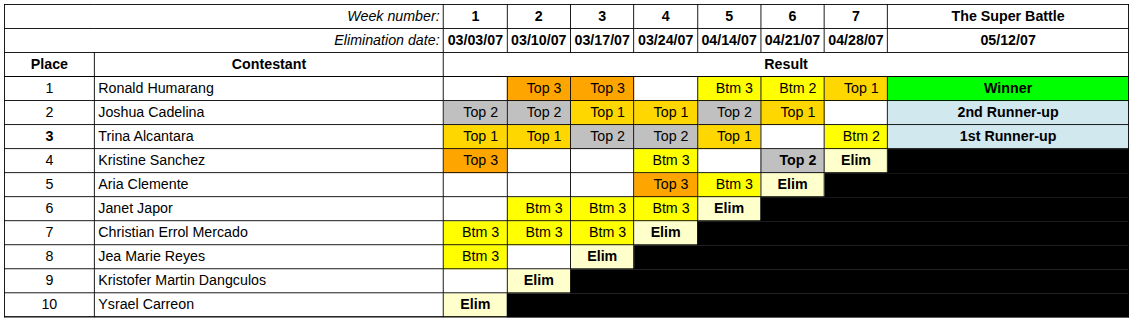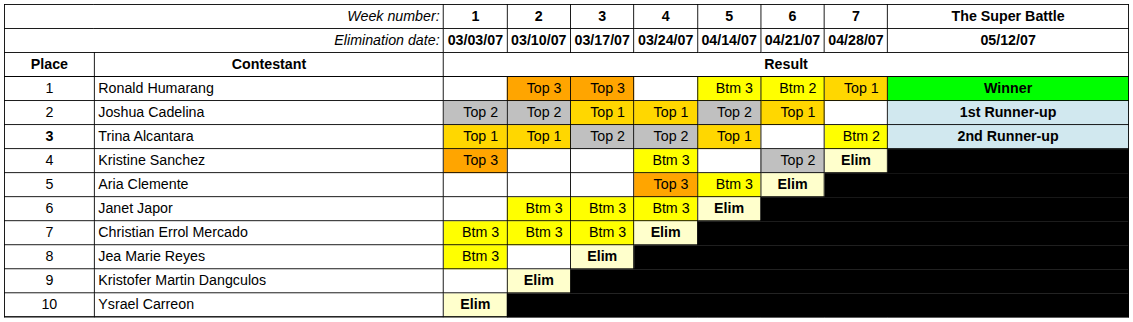(1008, 112) 2nd Runner-up -> (1008, 112) 1st Runner-up
(1008, 136) 1st Runner-up -> (1008, 136) 2nd Runner-up
(798, 160) bold -> (798, 160) normal
